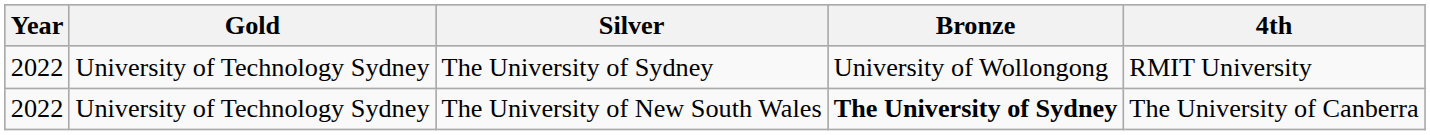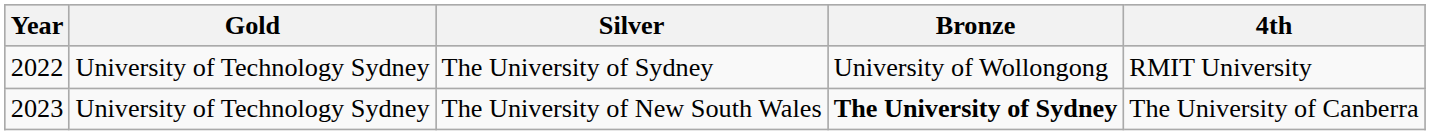(37, 108) 2022 -> (37, 108) 2023
